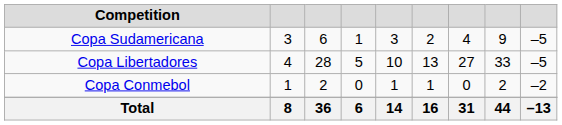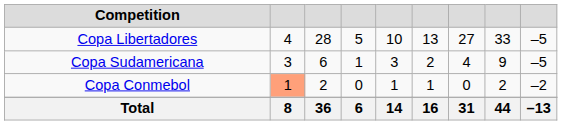rows swapped: (137, 62) <-> (137, 39)
(288, 85) no background -> (288, 85) lightsalmon background
